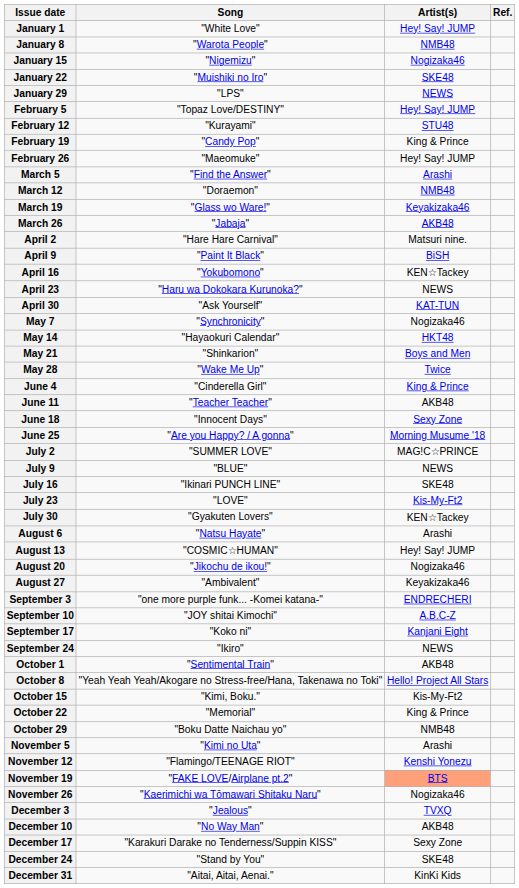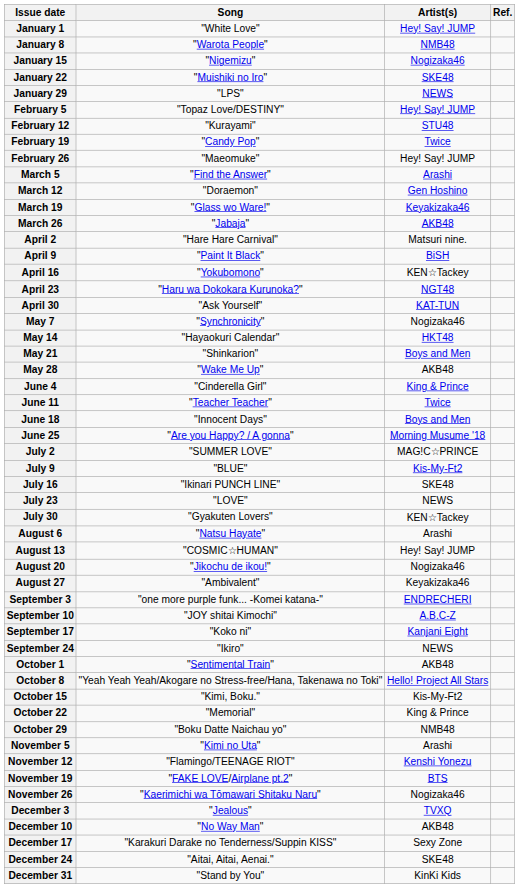(438, 142) King & Prince -> (438, 142) Twice
(438, 191) NMB48 -> (438, 191) Gen Hoshino
(438, 289) NEWS -> (438, 289) NGT48
(438, 370) Twice -> (438, 370) AKB48
(438, 403) AKB48 -> (438, 403) Twice
(438, 419) Sexy Zone -> (438, 419) Boys and Men
(438, 468) NEWS -> (438, 468) Kis-My-Ft2
(438, 501) Kis-My-Ft2 -> (438, 501) NEWS
(438, 778) lightsalmon background -> (438, 778) no background
(230, 859) "Stand by You" -> (230, 859) "Aitai, Aitai, Aenai."
(230, 875) "Aitai, Aitai, Aenai." -> (230, 875) "Stand by You"
